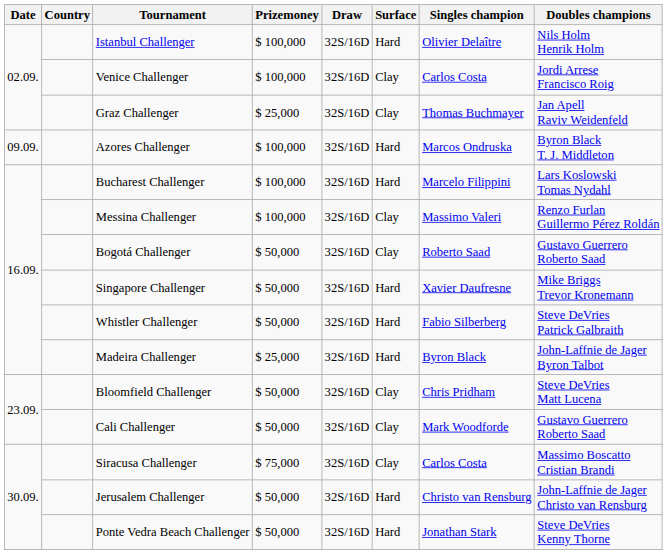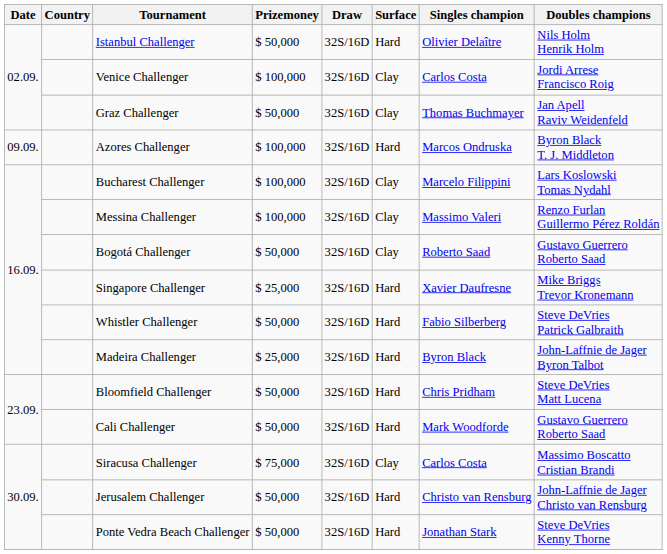(280, 41) $ 100,000 -> (277, 41) $ 50,000
(277, 111) $ 25,000 -> (277, 111) $ 50,000
(388, 181) Hard -> (387, 181) Clay
(277, 286) $ 50,000 -> (277, 286) $ 25,000
(387, 391) Clay -> (388, 391) Hard
(387, 426) Clay -> (388, 426) Hard
